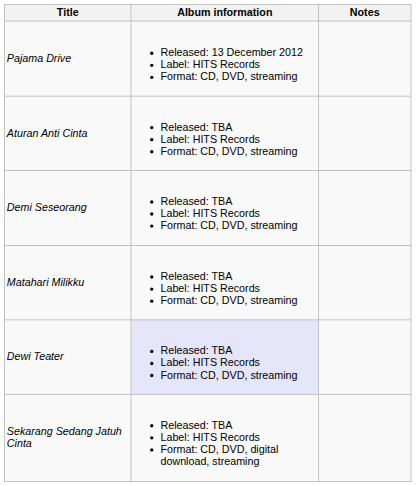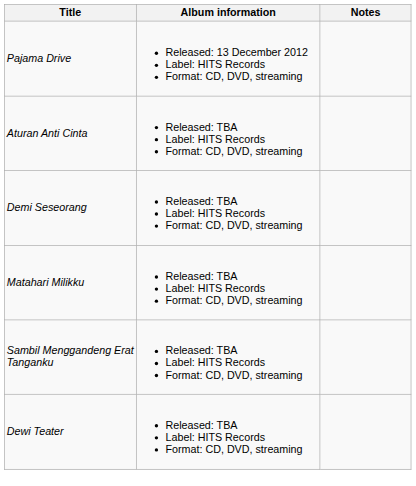+ row: (70, 357)
(225, 363) lavender background -> (228, 438) no background
- row: (64, 437)
